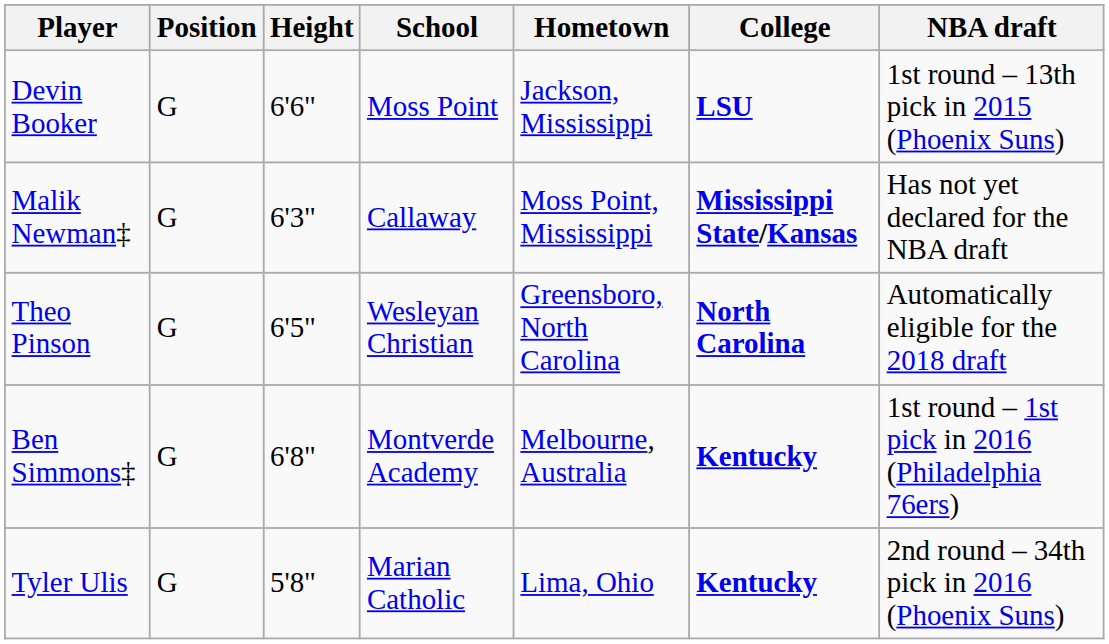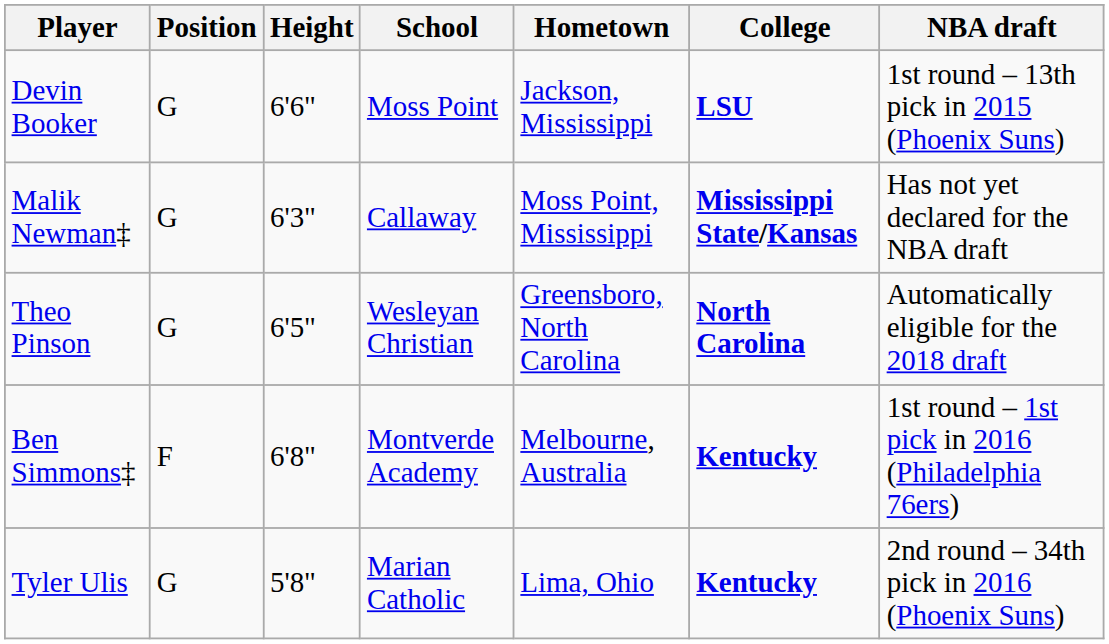(167, 455) G -> (165, 455) F
